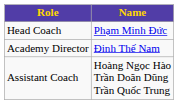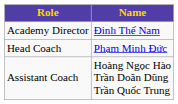rows swapped: (48, 48) <-> (34, 30)
